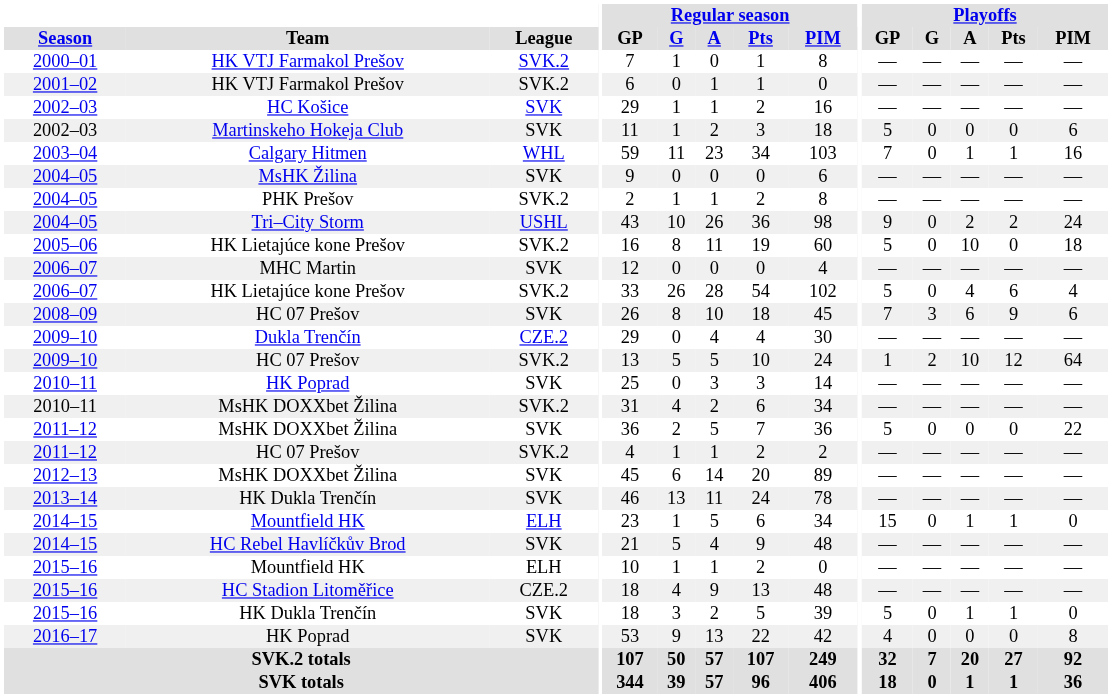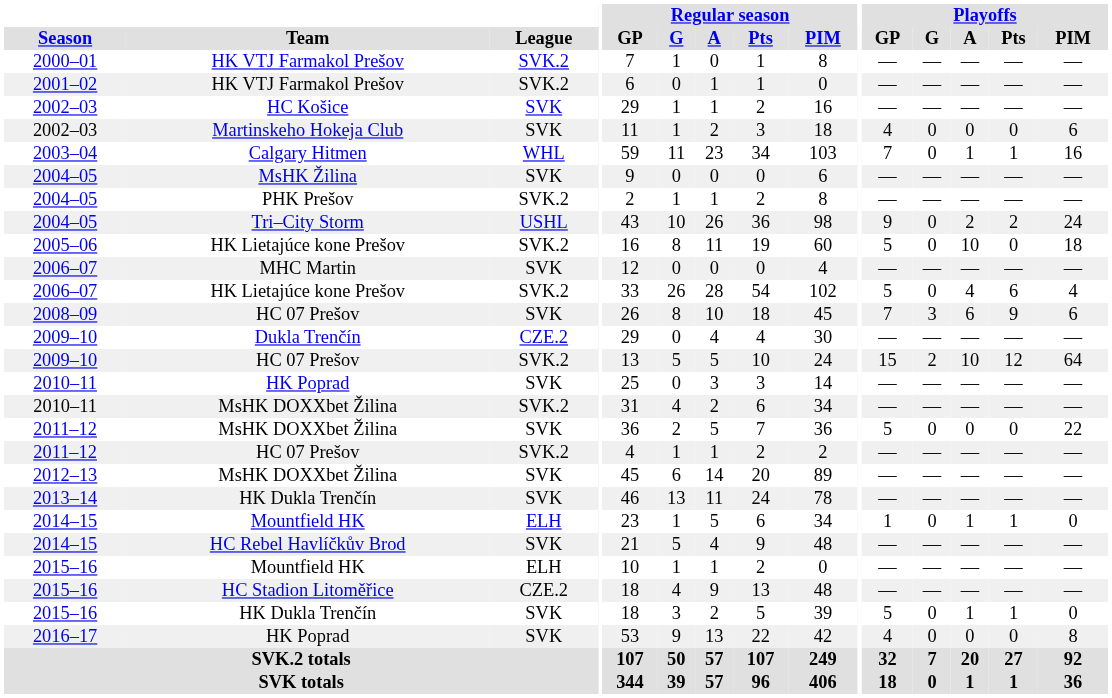(888, 130) 5 -> (888, 130) 4
(888, 360) 1 -> (888, 360) 15
(888, 521) 15 -> (888, 521) 1
